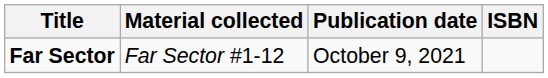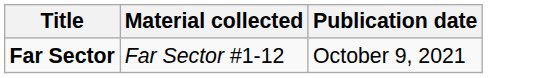- column: (513, 21)
